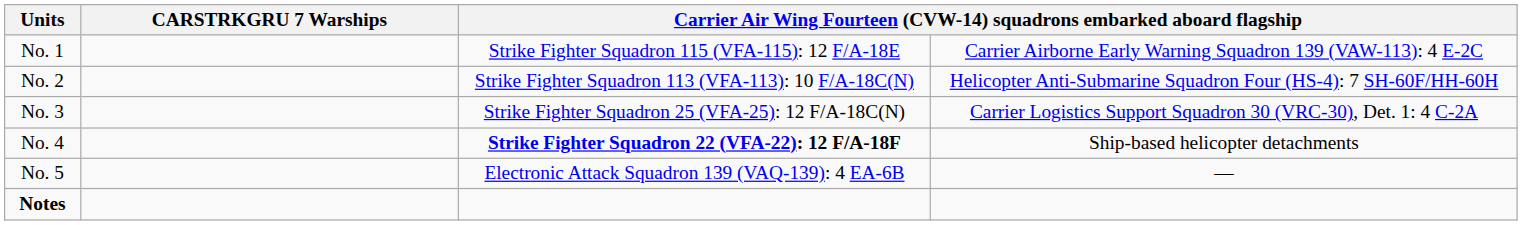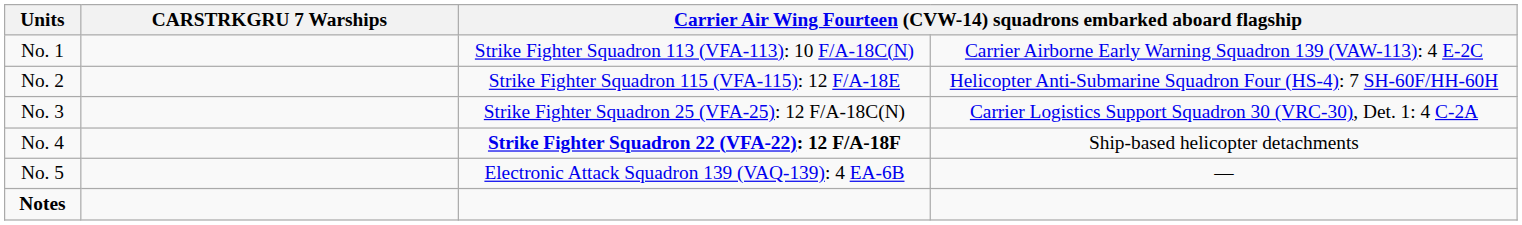(694, 50) Strike Fighter Squadron 115 (VFA-115): 12 F/A-18E -> (694, 50) Strike Fighter Squadron 113 (VFA-113): 10 F/A-18C(N)
(694, 81) Strike Fighter Squadron 113 (VFA-113): 10 F/A-18C(N) -> (694, 81) Strike Fighter Squadron 115 (VFA-115): 12 F/A-18E
